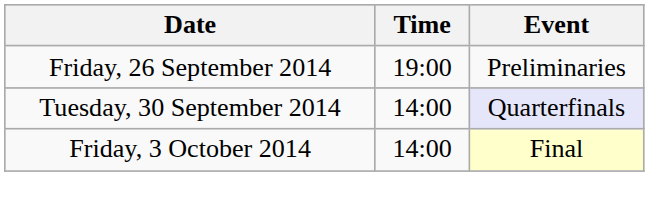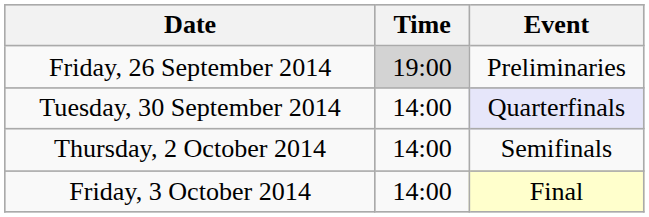(422, 66) no background -> (422, 66) lightgrey background
+ row: (190, 149)
